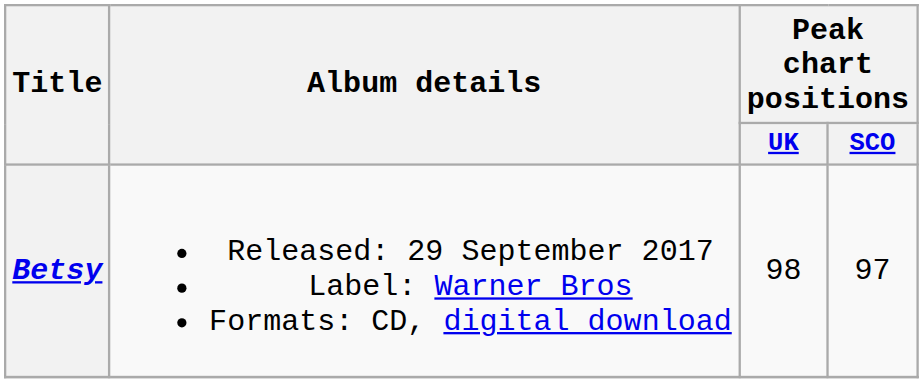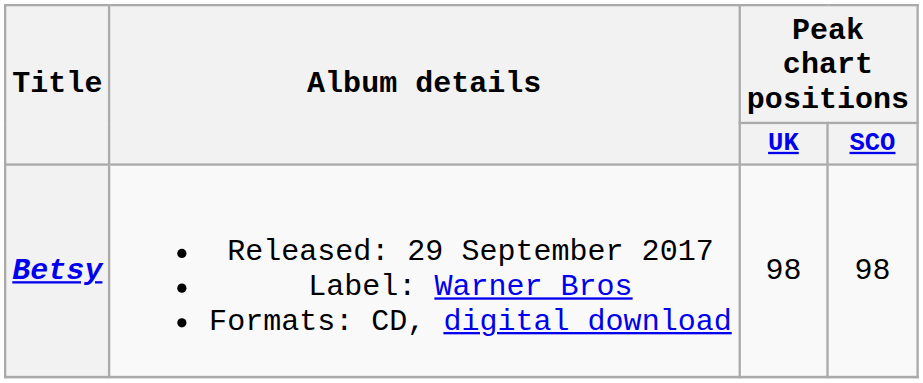(872, 270) 97 -> (872, 270) 98
